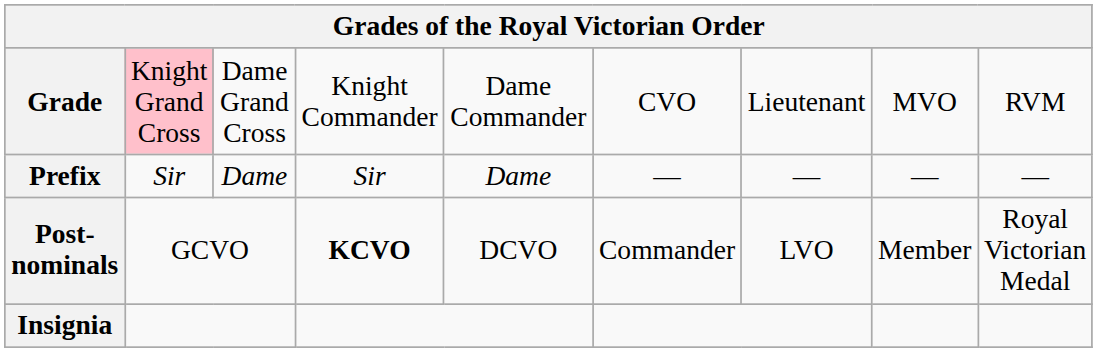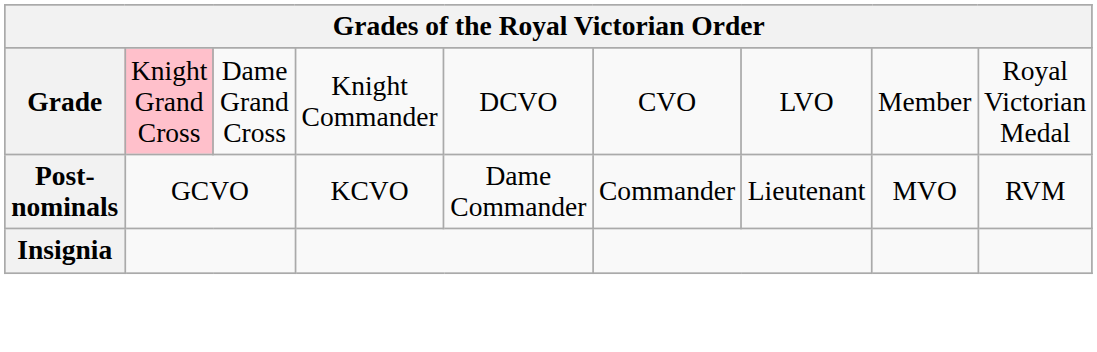(518, 100) Dame Commander -> (518, 100) DCVO
(807, 100) Lieutenant -> (807, 100) LVO
(925, 100) MVO -> (925, 100) Member
(1035, 100) RVM -> (1035, 100) Royal Victorian Medal
- row: (65, 175)
(370, 250) bold -> (370, 191) normal
(518, 250) DCVO -> (518, 191) Dame Commander
(807, 250) LVO -> (807, 191) Lieutenant
(925, 250) Member -> (925, 191) MVO
(1035, 250) Royal Victorian Medal -> (1035, 191) RVM
